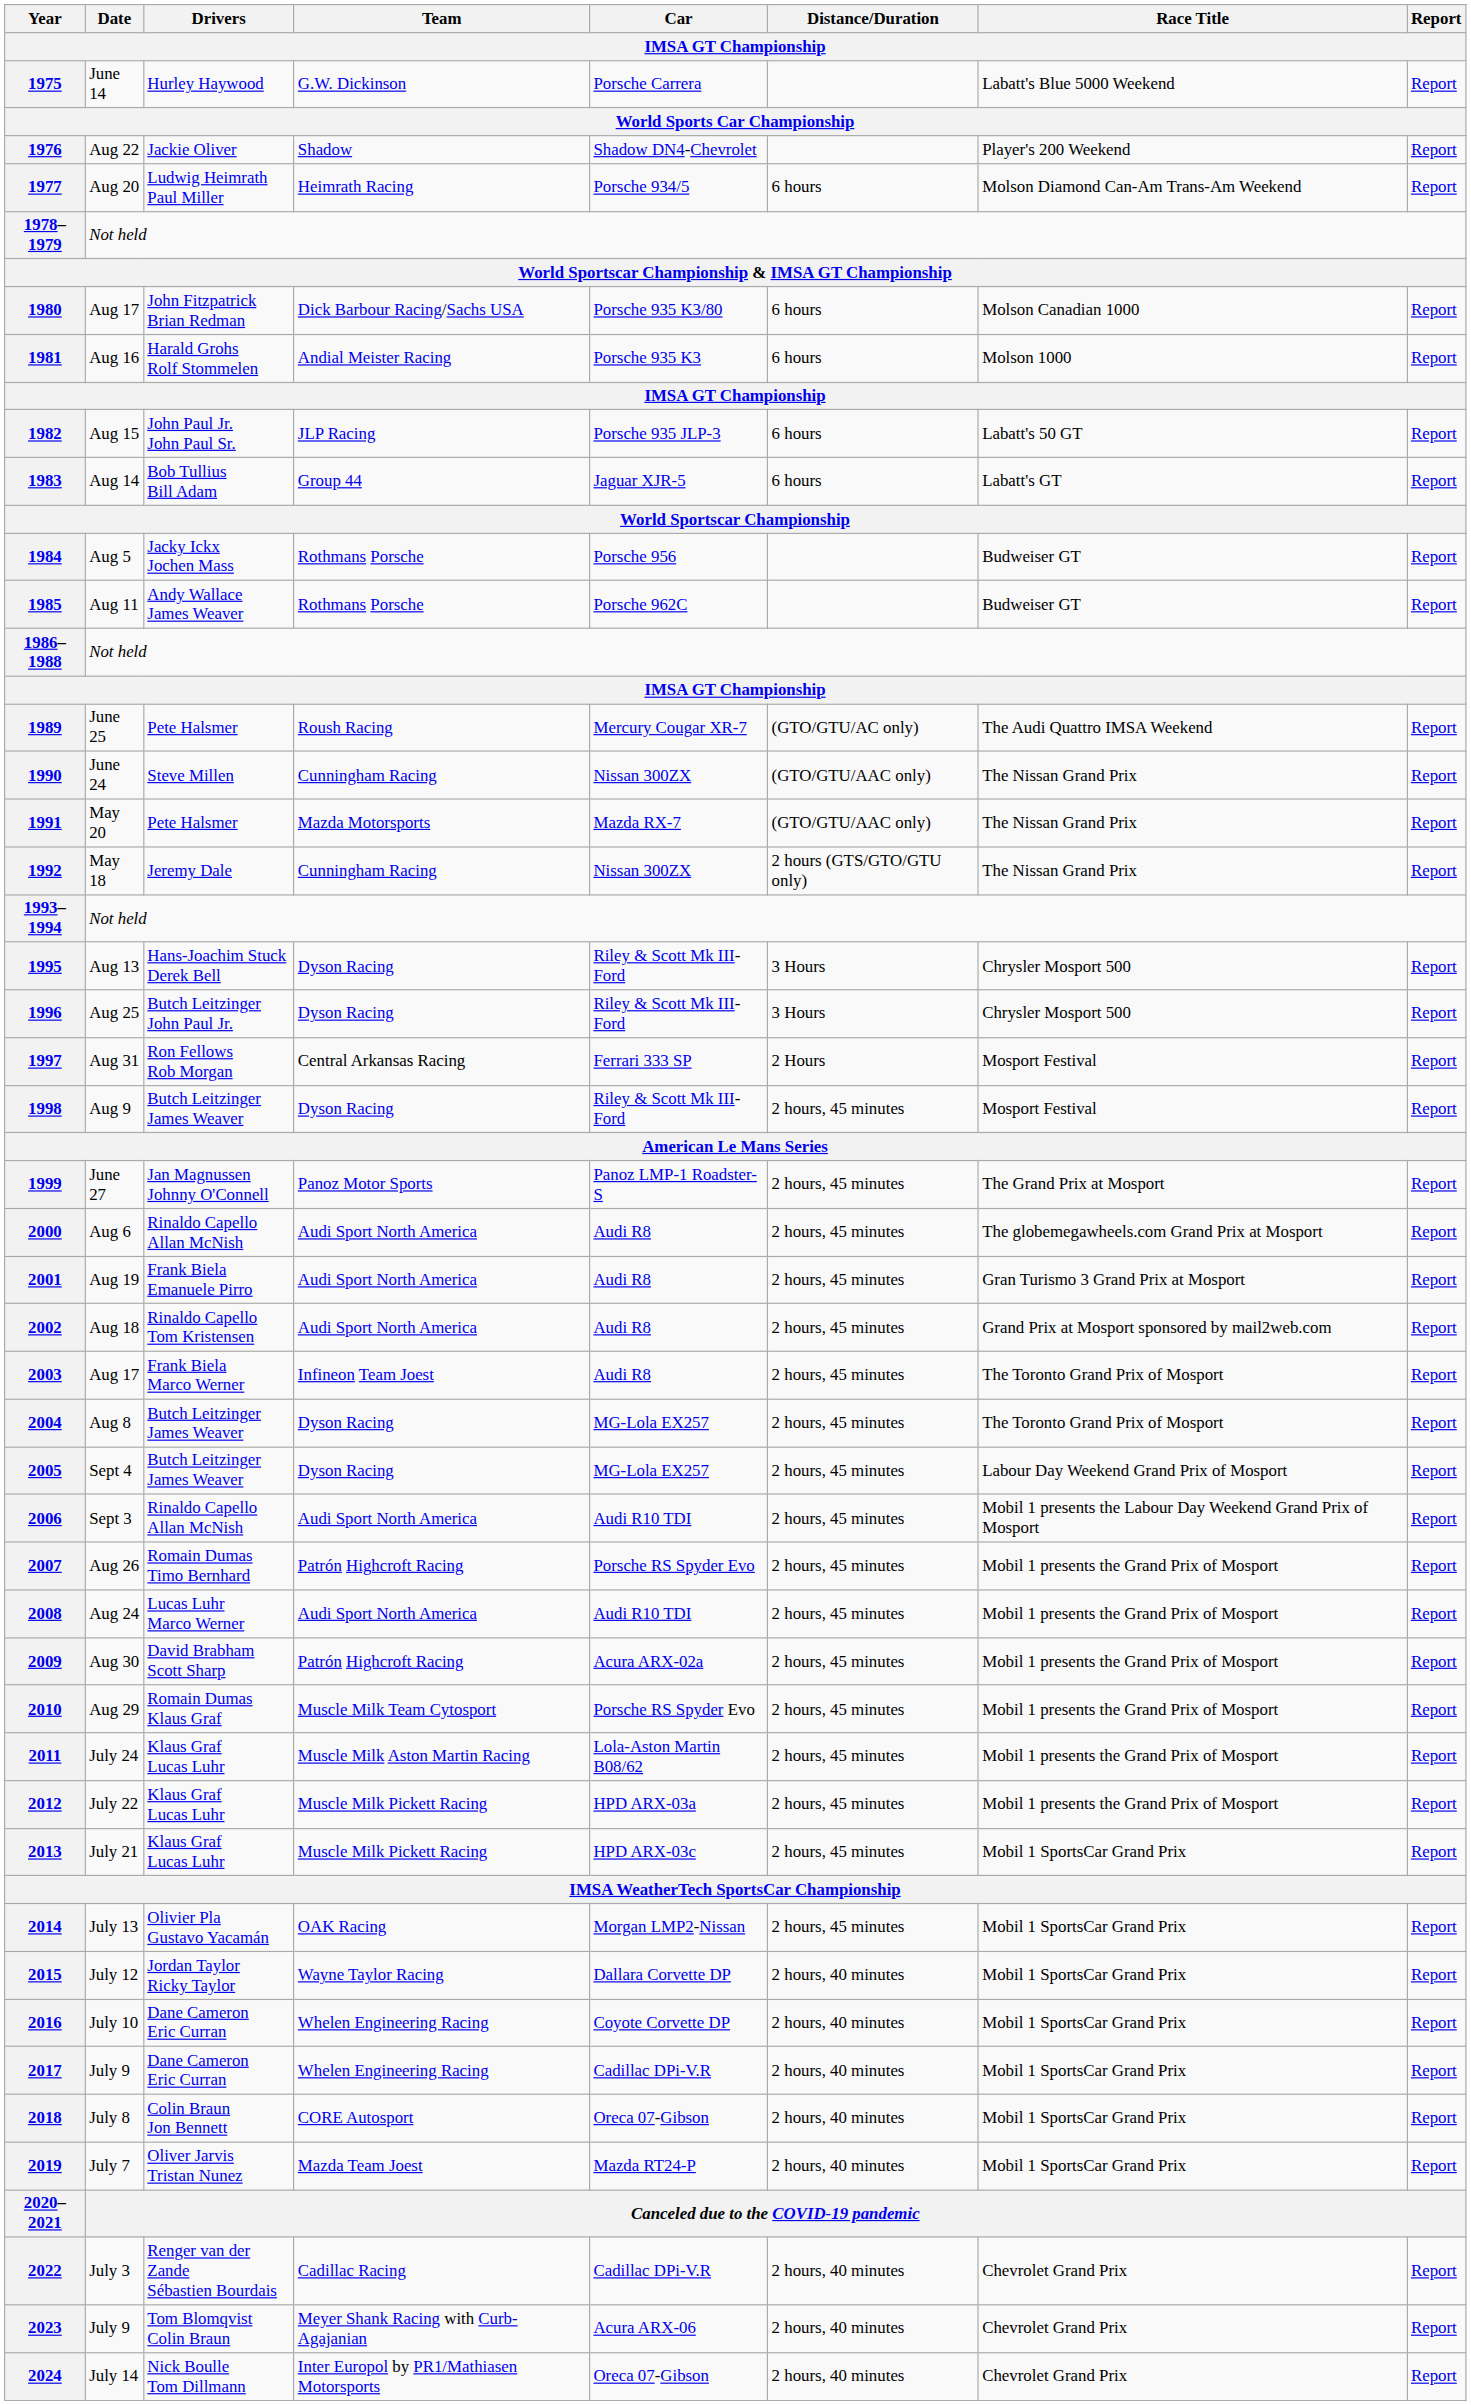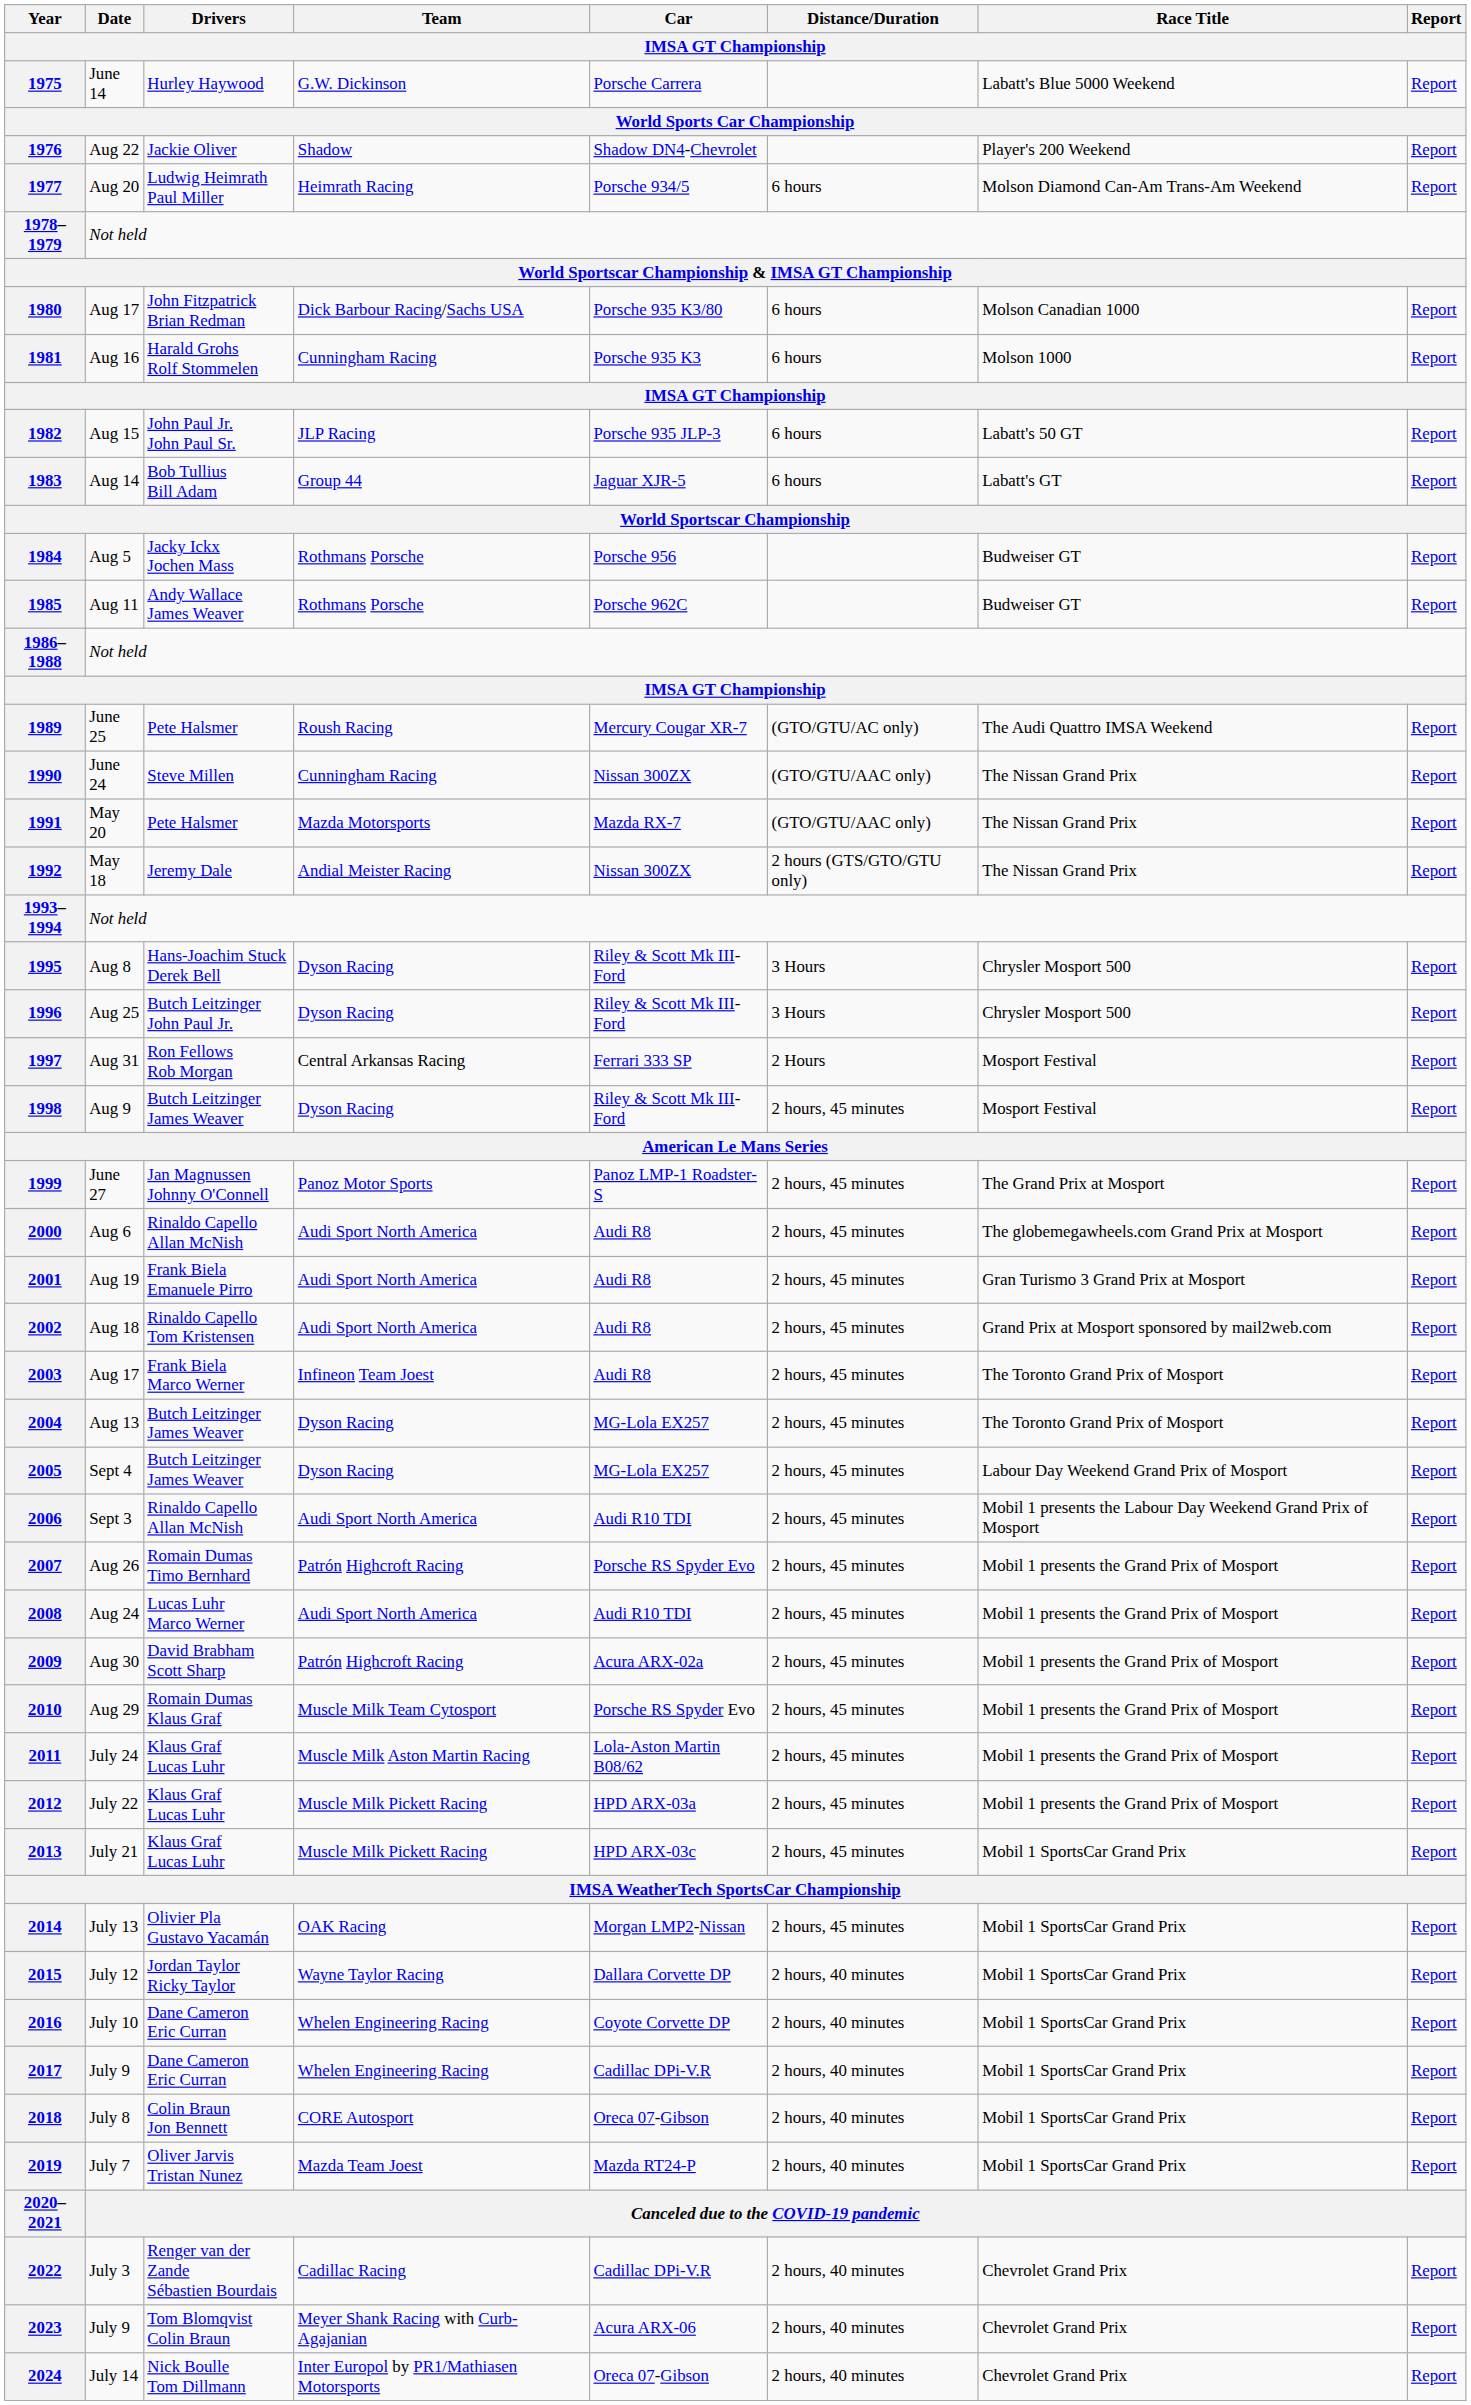(375, 358) Andial Meister Racing -> (367, 358) Cunningham Racing
(367, 870) Cunningham Racing -> (375, 870) Andial Meister Racing
(114, 966) Aug 13 -> (110, 966) Aug 8
(110, 1423) Aug 8 -> (114, 1423) Aug 13
